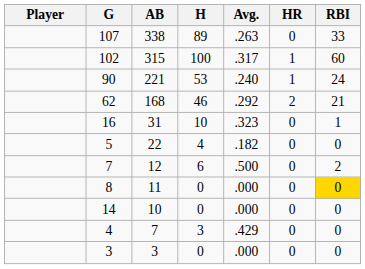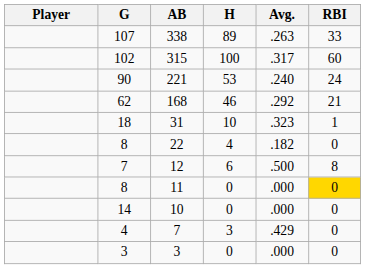- column: (292, 15)
(109, 123) 16 -> (124, 123) 18
(109, 144) 5 -> (124, 144) 8
(338, 166) 2 -> (335, 166) 8
